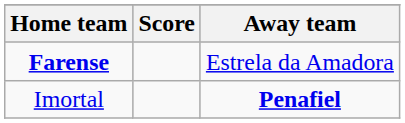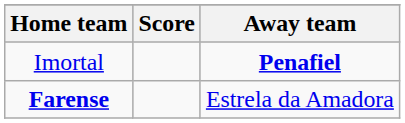rows swapped: (69, 61) <-> (69, 99)
